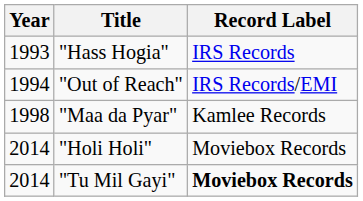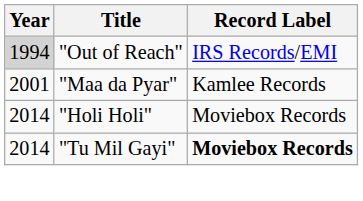- row: (114, 52)
(29, 84) no background -> (29, 52) lightgrey background
(29, 116) 1998 -> (29, 84) 2001
